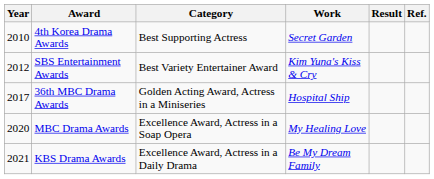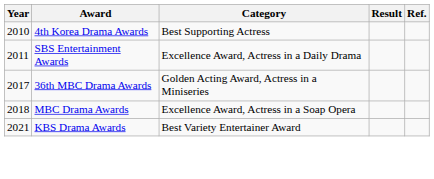- column: (327, 13)
(18, 67) 2012 -> (18, 55) 2011
(208, 67) Best Variety Entertainer Award -> (261, 55) Excellence Award, Actress in a Daily Drama
(18, 128) 2020 -> (18, 109) 2018
(208, 158) Excellence Award, Actress in a Daily Drama -> (231, 127) Best Variety Entertainer Award
